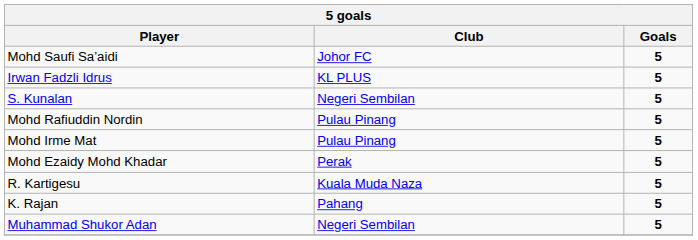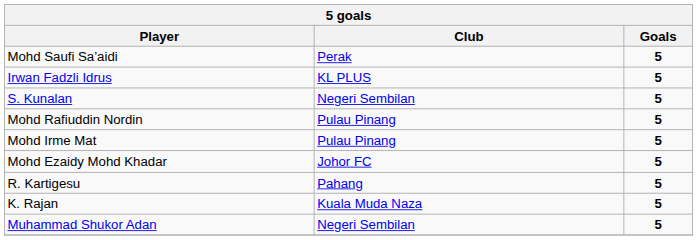(344, 57) Johor FC -> (334, 57) Perak
(334, 162) Perak -> (344, 162) Johor FC
(370, 183) Kuala Muda Naza -> (340, 183) Pahang
(340, 203) Pahang -> (370, 203) Kuala Muda Naza
